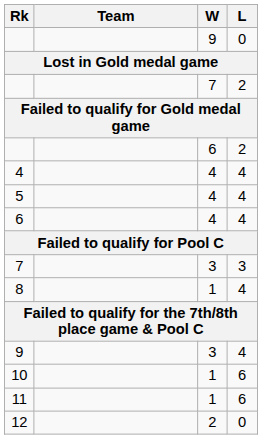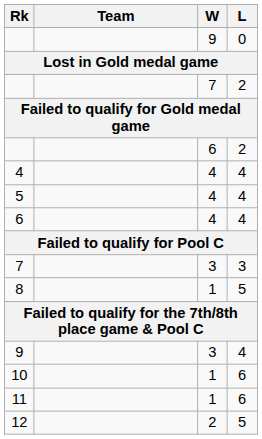(242, 289) 4 -> (242, 289) 5
(242, 422) 0 -> (242, 422) 5
